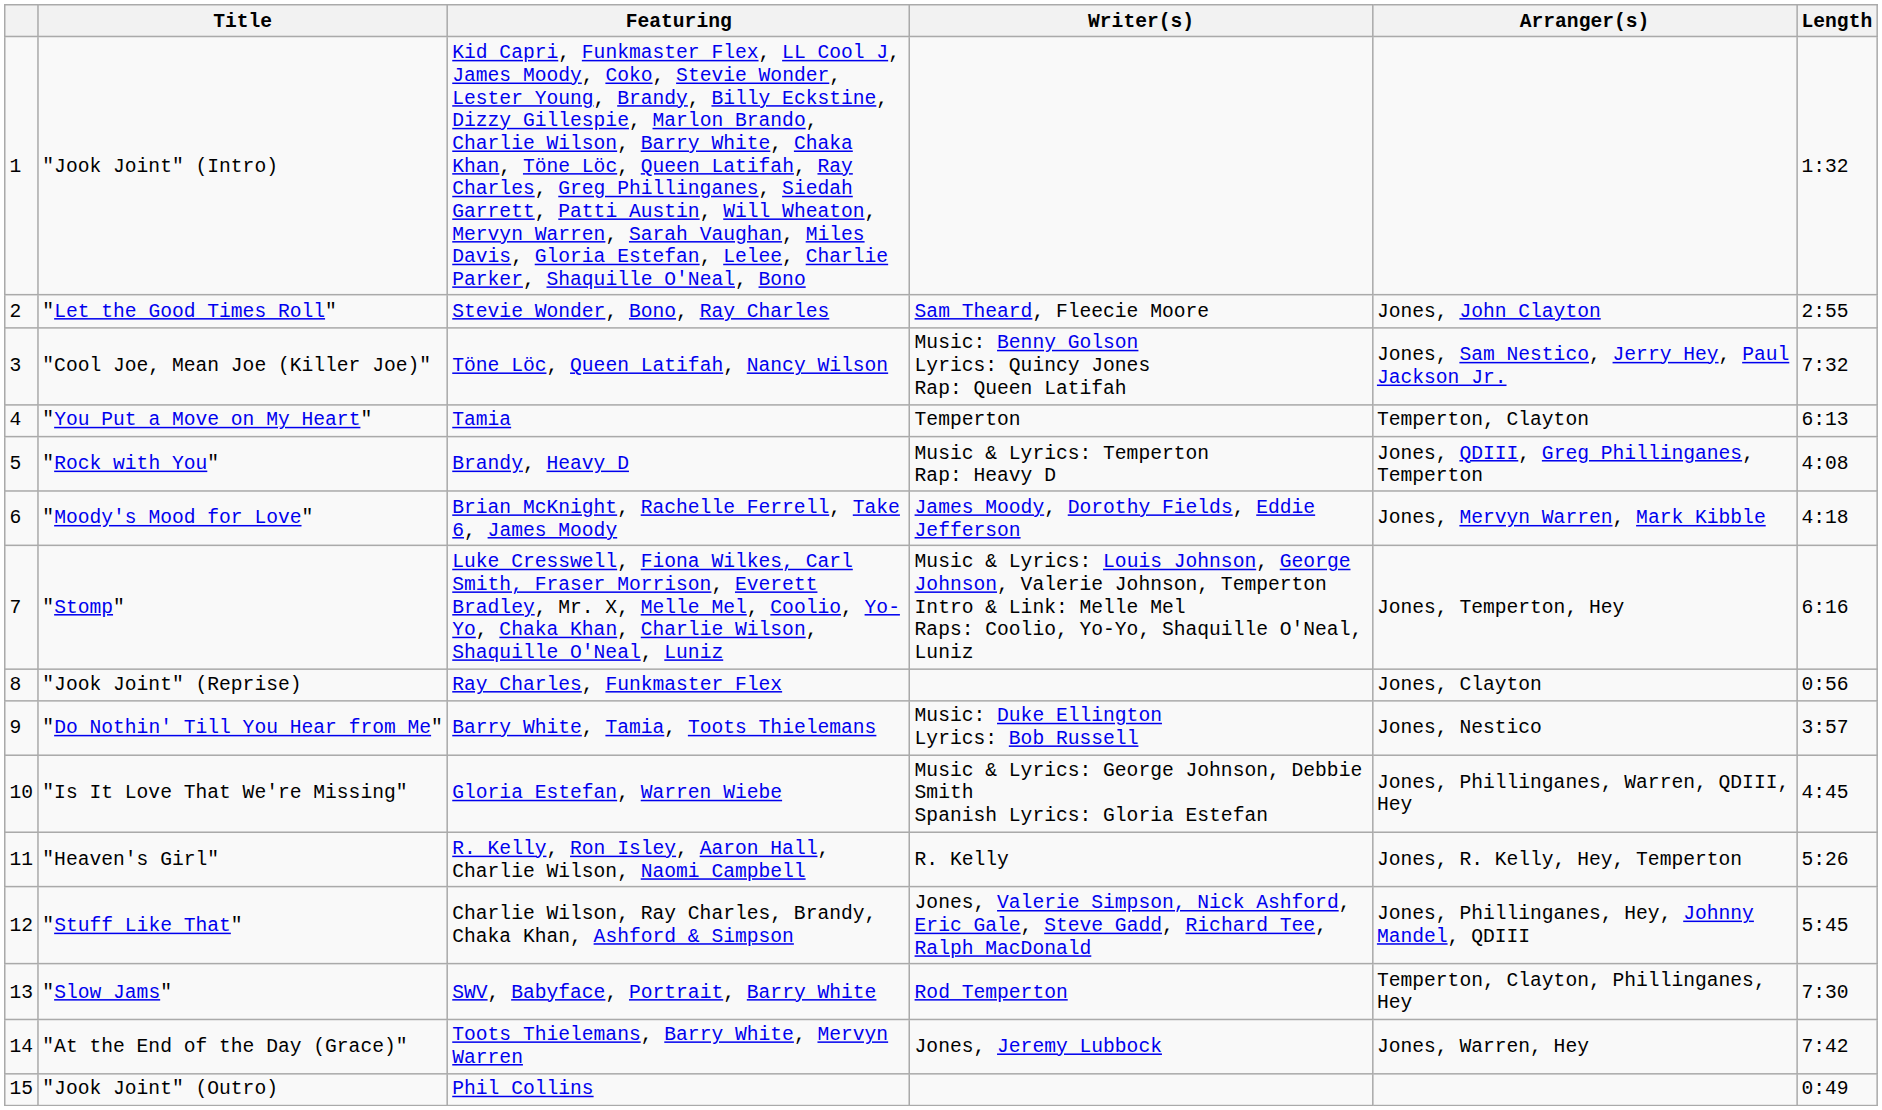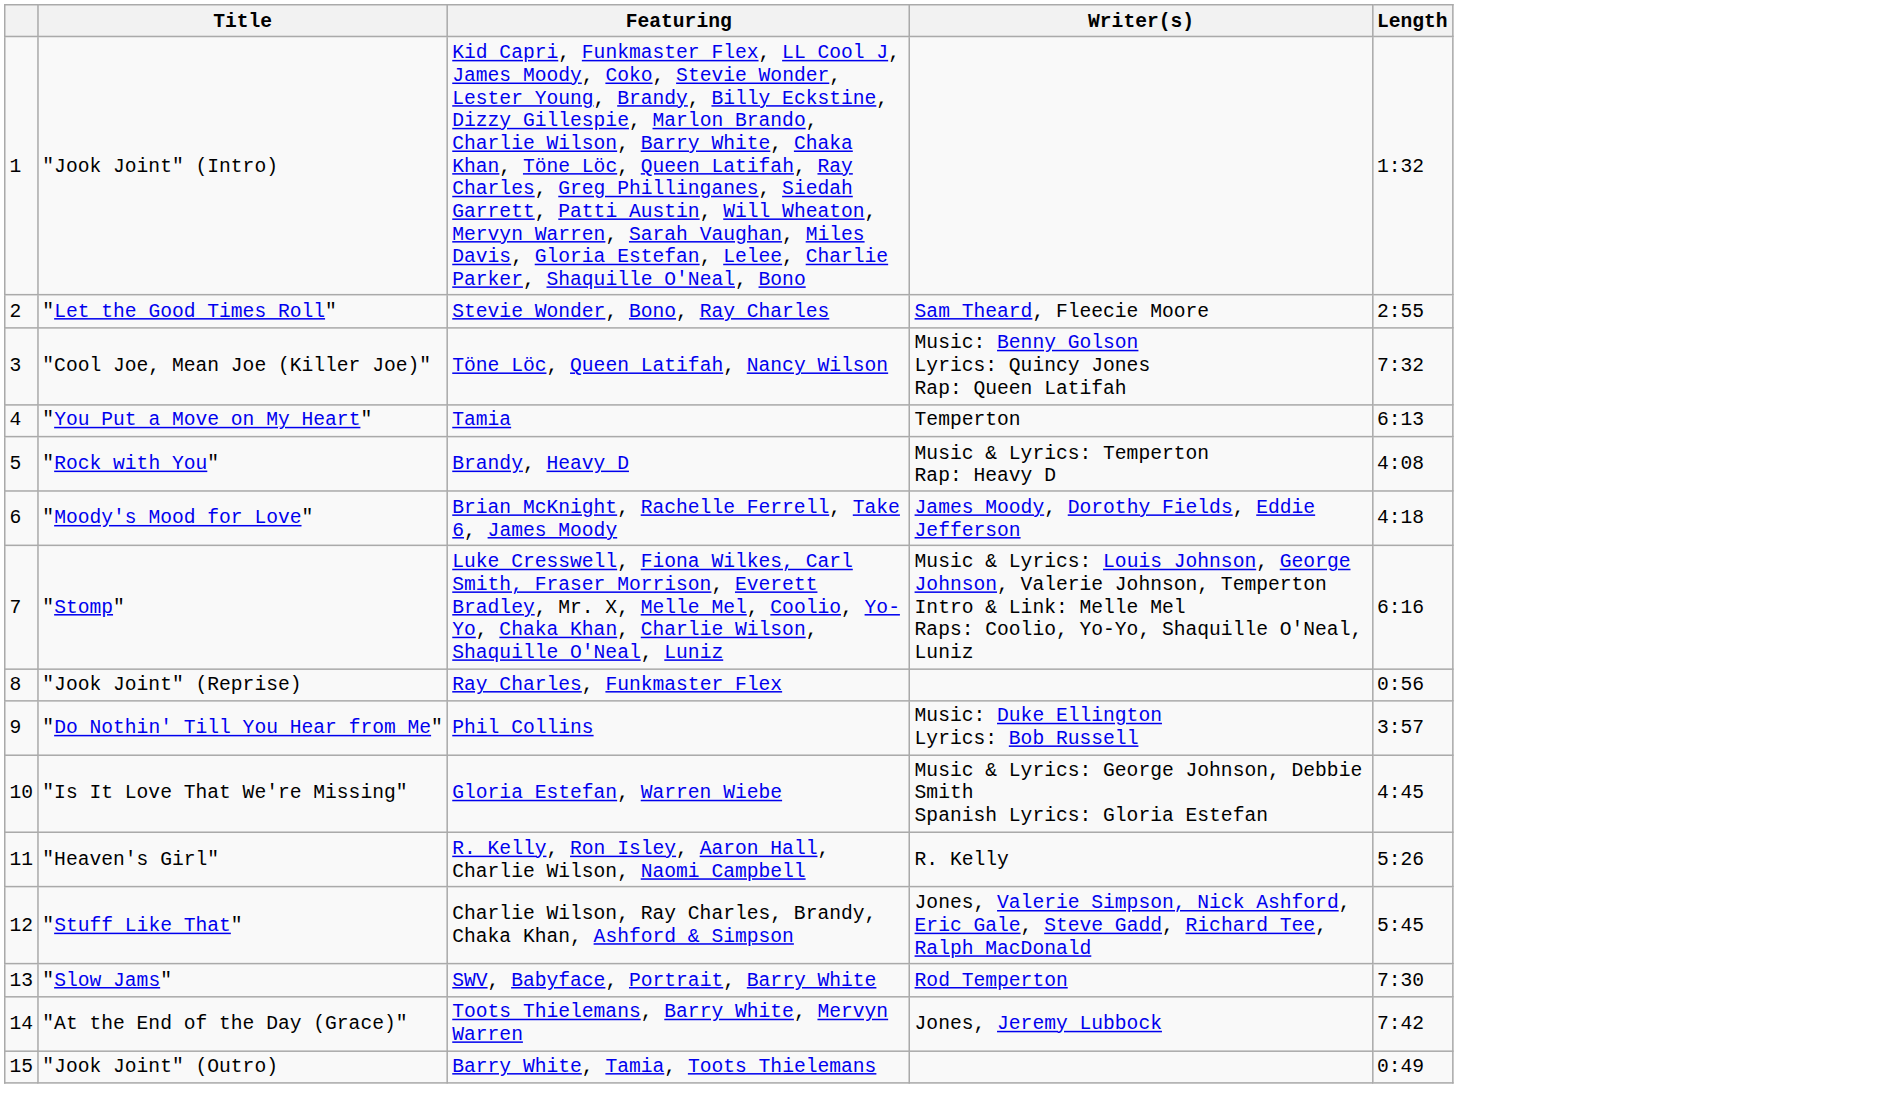- column: (1585, 21)
(664, 728) Barry White, Tamia, Toots Thielemans -> (523, 728) Phil Collins
(523, 1090) Phil Collins -> (664, 1067) Barry White, Tamia, Toots Thielemans
